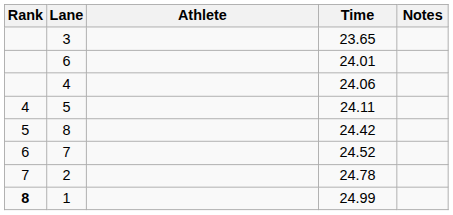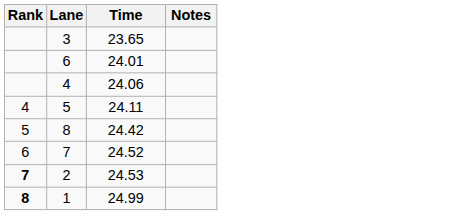- column: (202, 15)
(25, 175) normal -> (25, 175) bold
(357, 175) 24.78 -> (126, 175) 24.53
